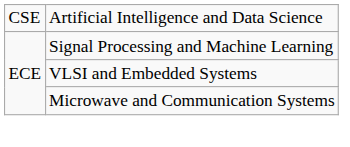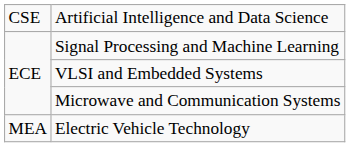+ row: (152, 127)
